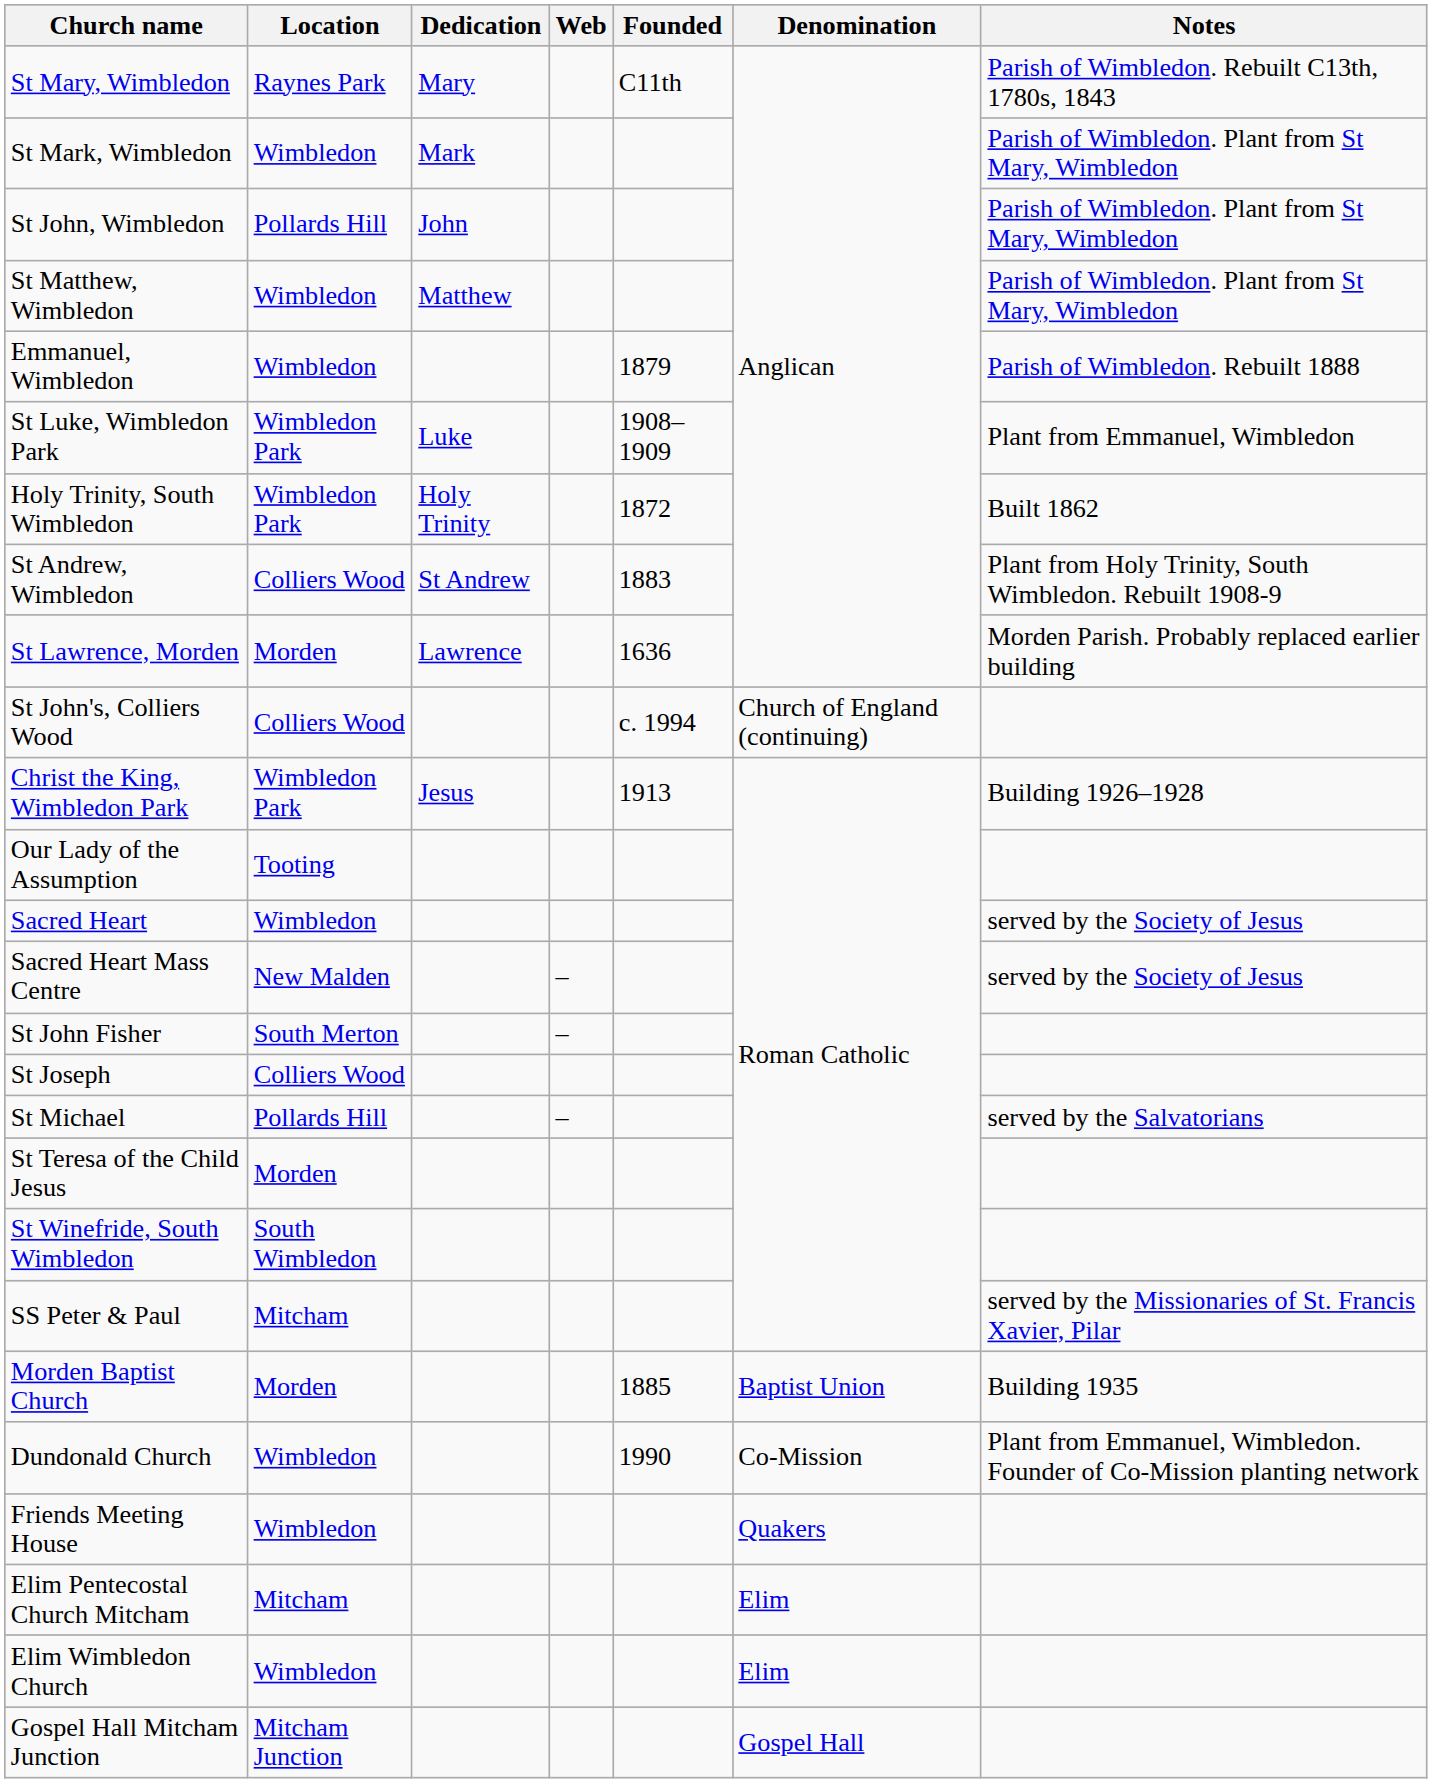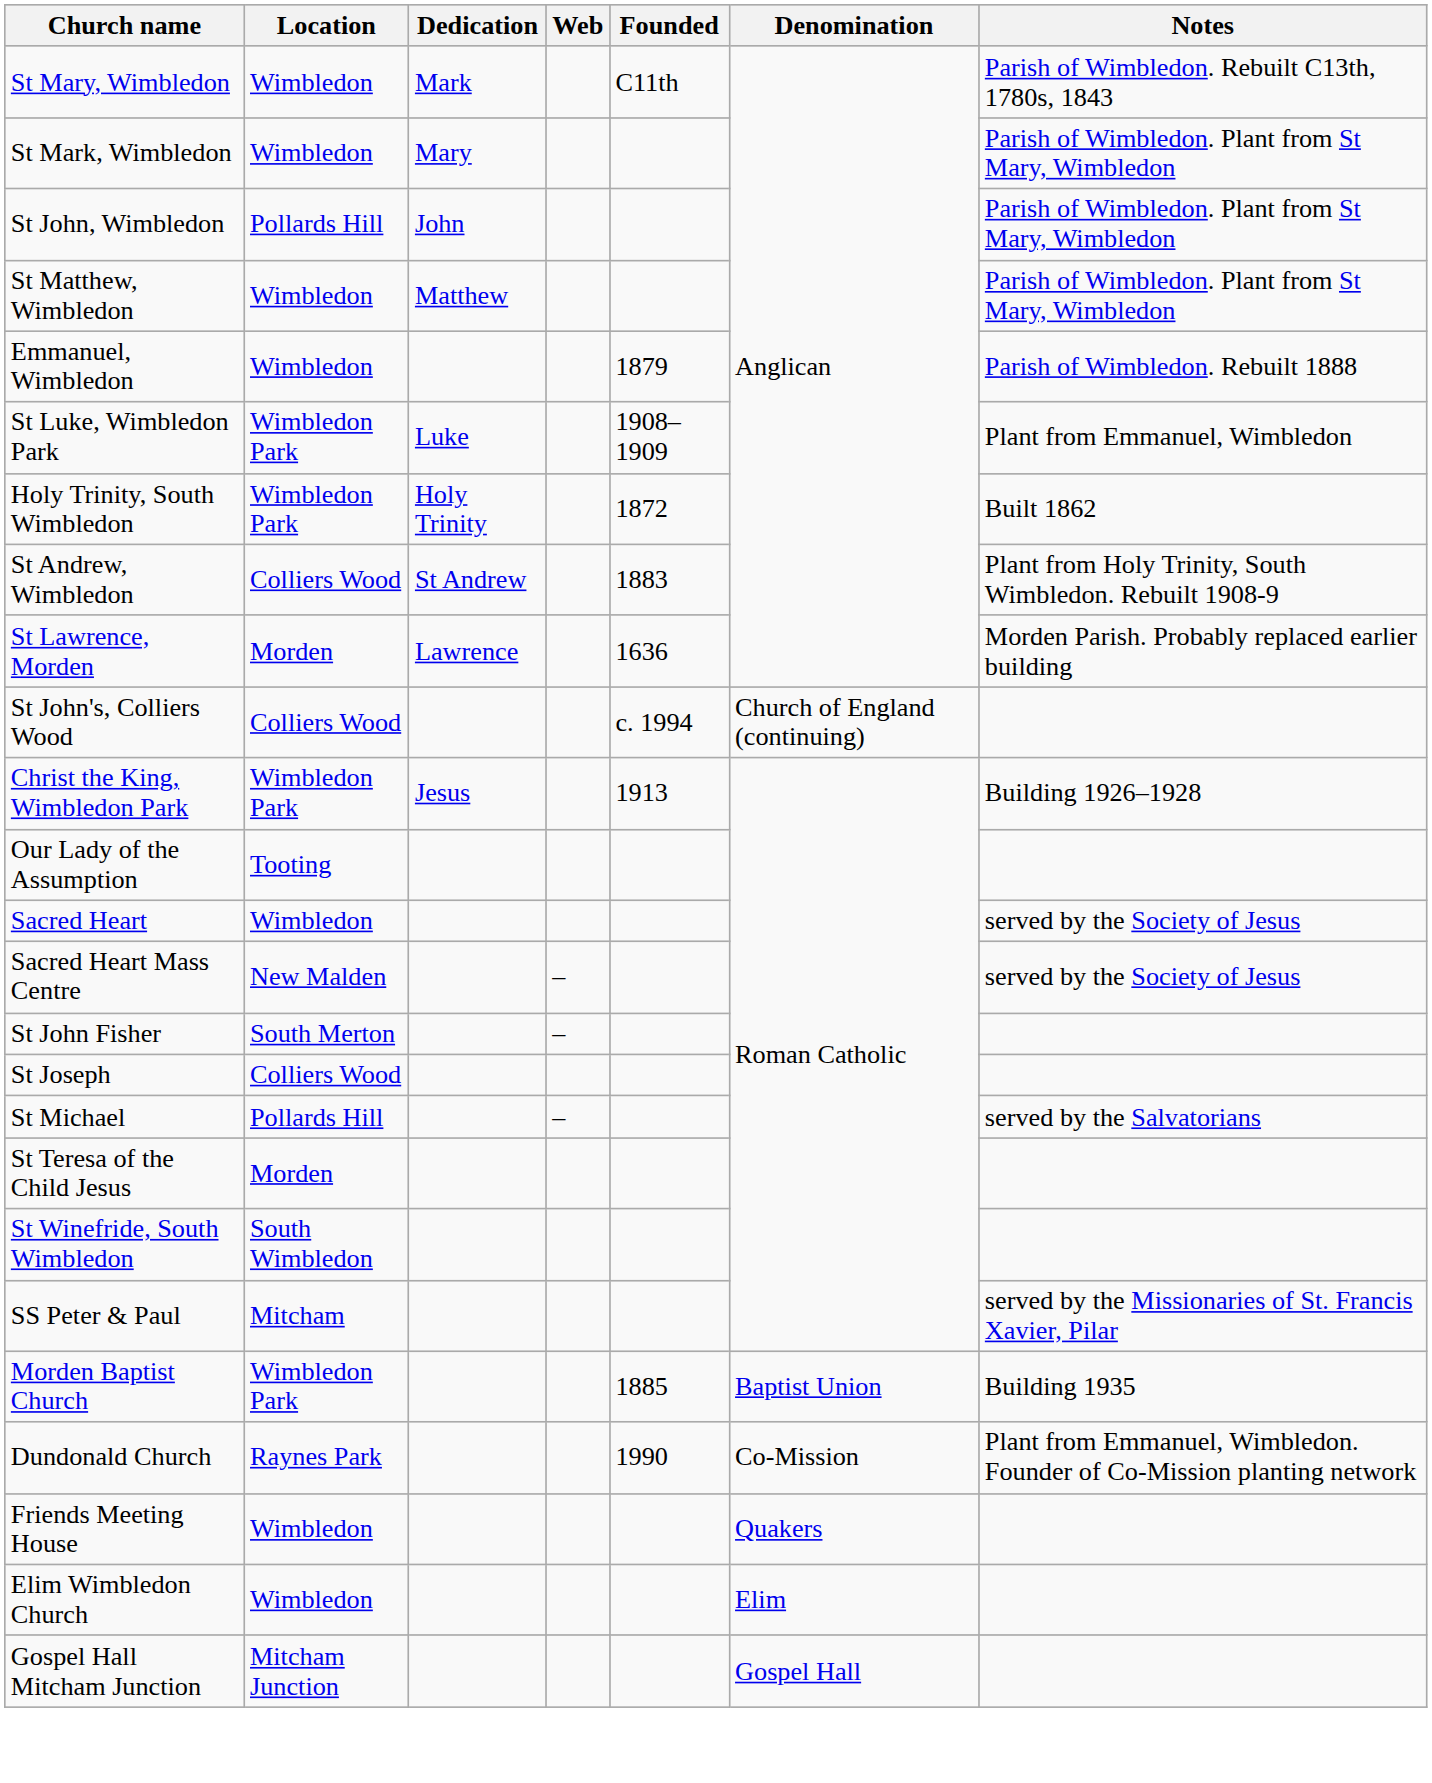(320, 81) Raynes Park -> (311, 81) Wimbledon
(447, 81) Mary -> (443, 81) Mark
(447, 152) Mark -> (443, 152) Mary
(295, 1386) Morden -> (311, 1386) Wimbledon Park
(315, 1457) Wimbledon -> (316, 1457) Raynes Park
- row: (100, 1599)
